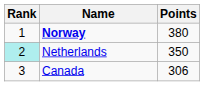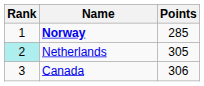(178, 33) 380 -> (178, 33) 285
(178, 52) 350 -> (178, 52) 305
